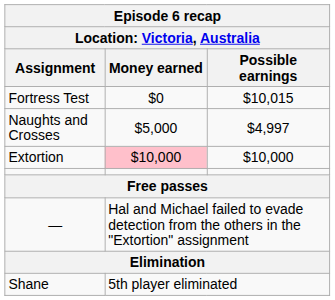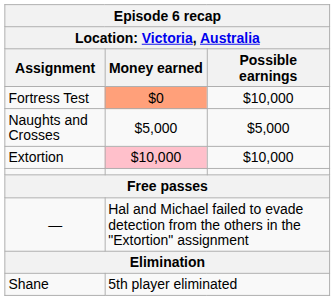(156, 98) no background -> (156, 98) lightsalmon background
(268, 98) $10,015 -> (268, 98) $10,000
(268, 128) $4,997 -> (268, 128) $5,000
